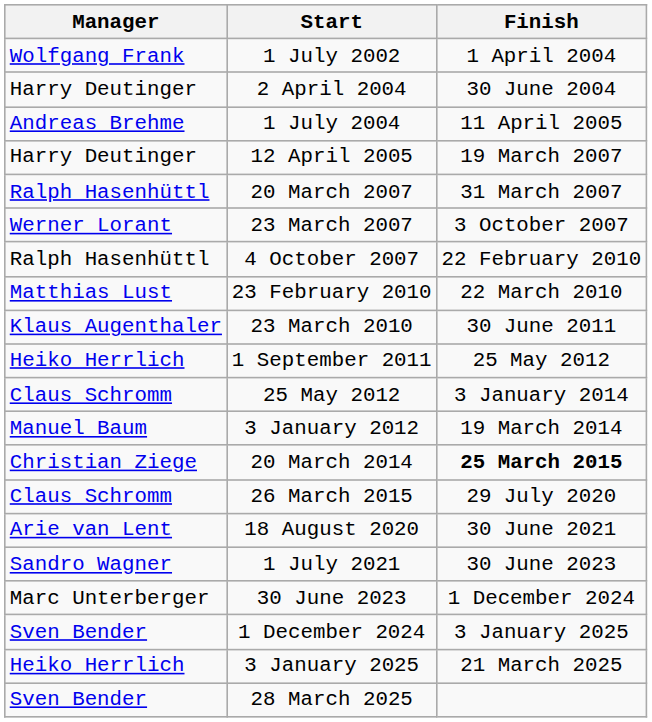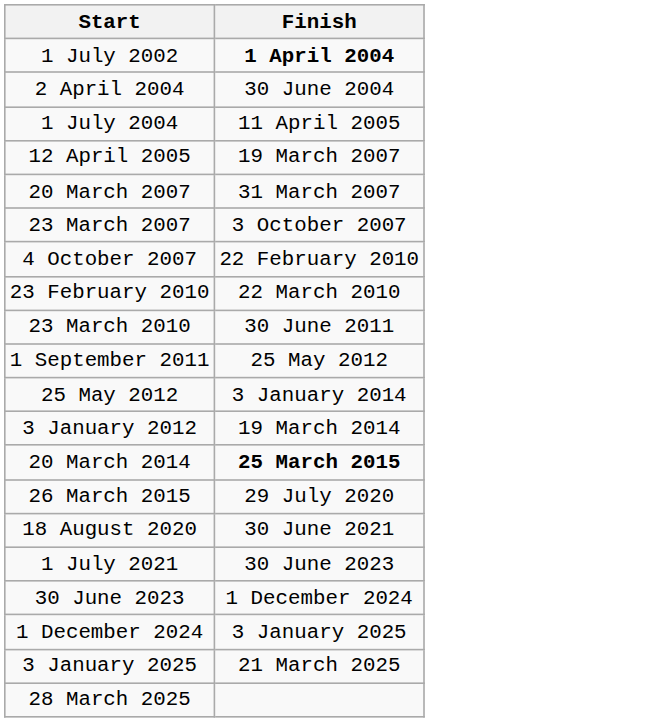- column: (116, 22)
(541, 56) normal -> (319, 56) bold
